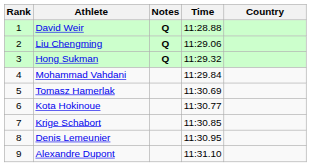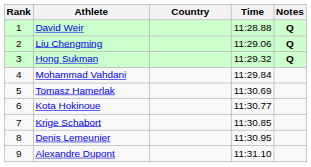columns swapped: (265, 12) <-> (165, 12)
